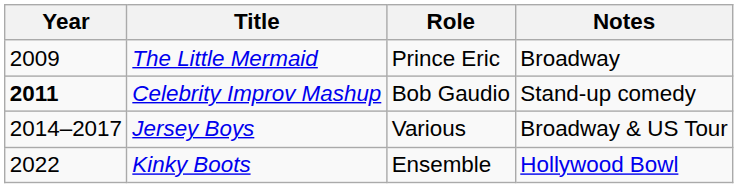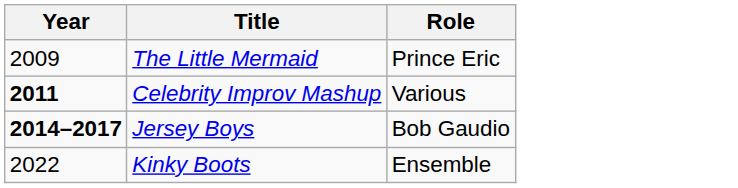- column: (624, 22)
(451, 93) Bob Gaudio -> (429, 93) Various
(66, 128) normal -> (66, 128) bold
(429, 128) Various -> (451, 128) Bob Gaudio
